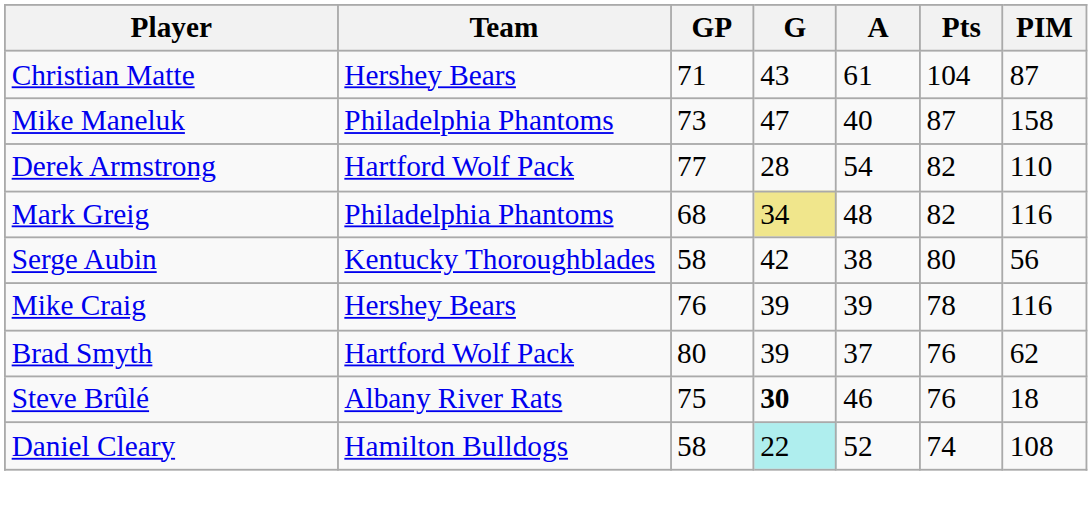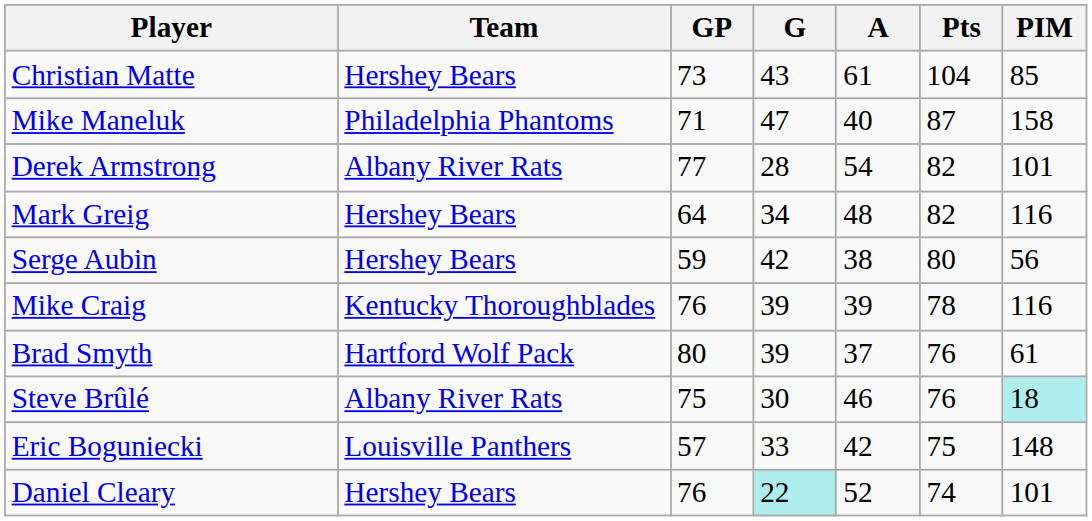(692, 74) 71 -> (692, 74) 73
(1024, 74) 87 -> (1024, 74) 85
(692, 120) 73 -> (692, 120) 71
(459, 167) Hartford Wolf Pack -> (453, 167) Albany River Rats
(1031, 167) 110 -> (1032, 167) 101
(479, 213) Philadelphia Phantoms -> (430, 213) Hershey Bears
(692, 213) 68 -> (692, 213) 64
(775, 213) khaki background -> (775, 213) no background
(500, 259) Kentucky Thoroughblades -> (430, 259) Hershey Bears
(692, 259) 58 -> (692, 259) 59
(430, 306) Hershey Bears -> (500, 306) Kentucky Thoroughblades
(1024, 352) 62 -> (1024, 352) 61
(775, 399) bold -> (775, 399) normal
(1024, 399) no background -> (1024, 399) paleturquoise background
+ row: (107, 445)
(456, 445) Hamilton Bulldogs -> (430, 492) Hershey Bears
(692, 445) 58 -> (692, 492) 76
(1032, 445) 108 -> (1032, 492) 101
